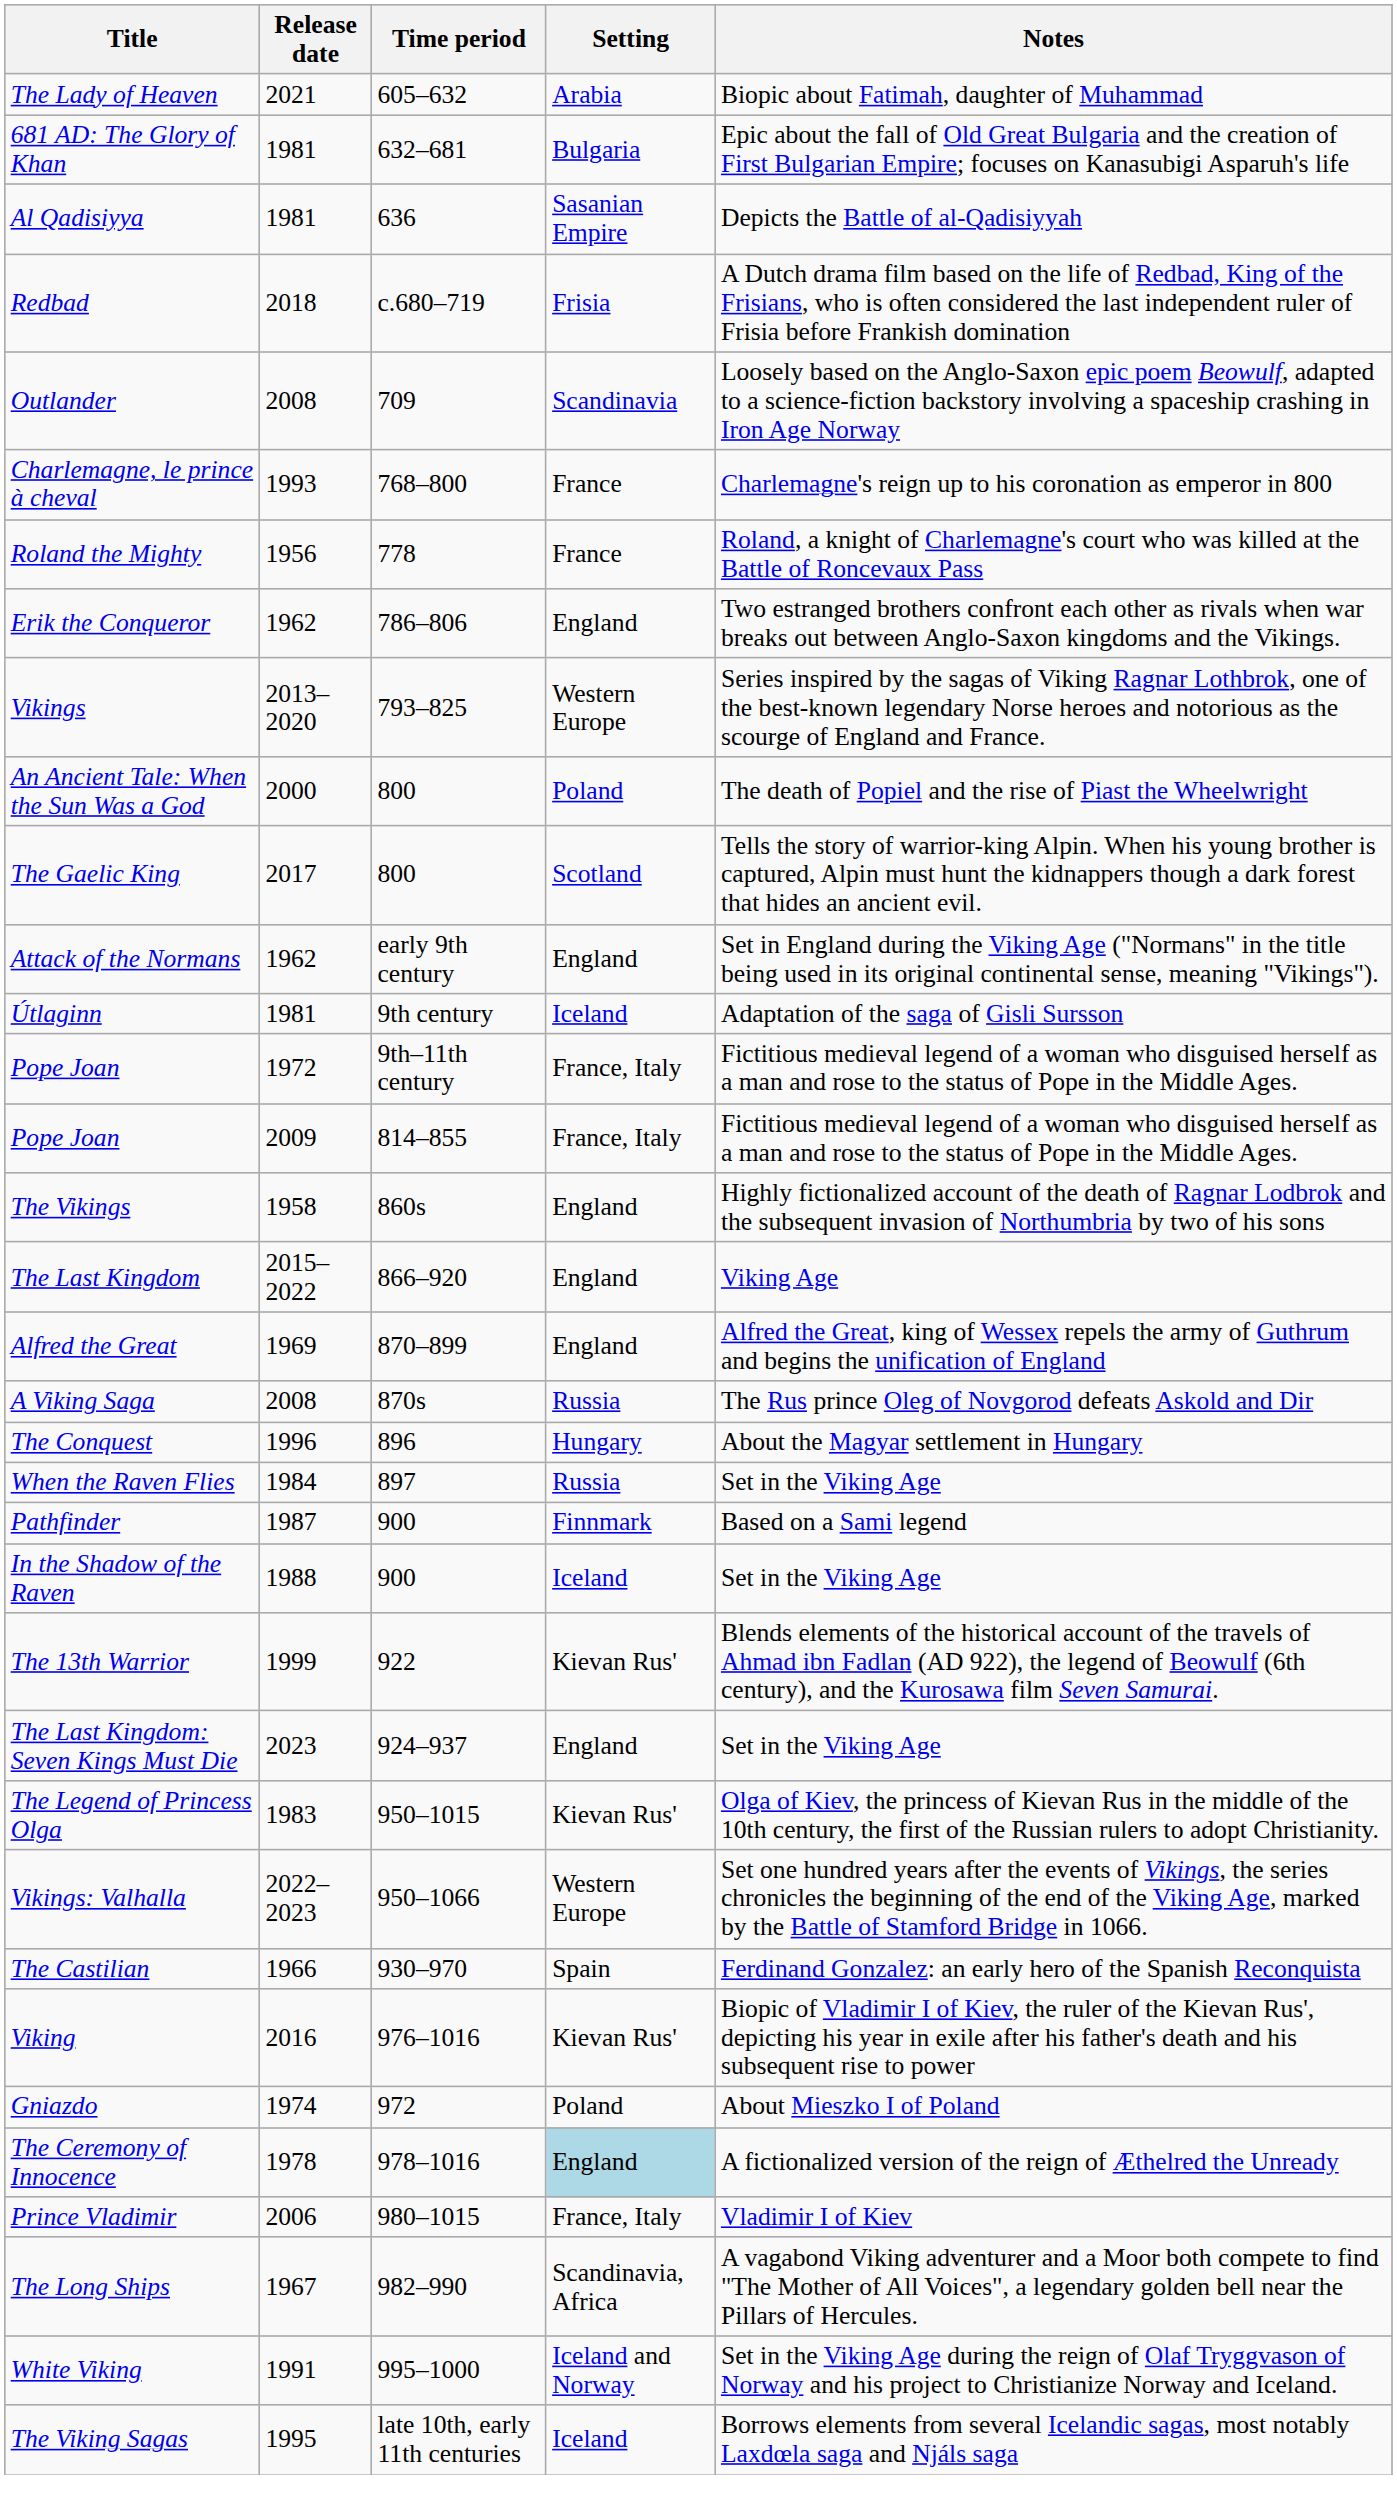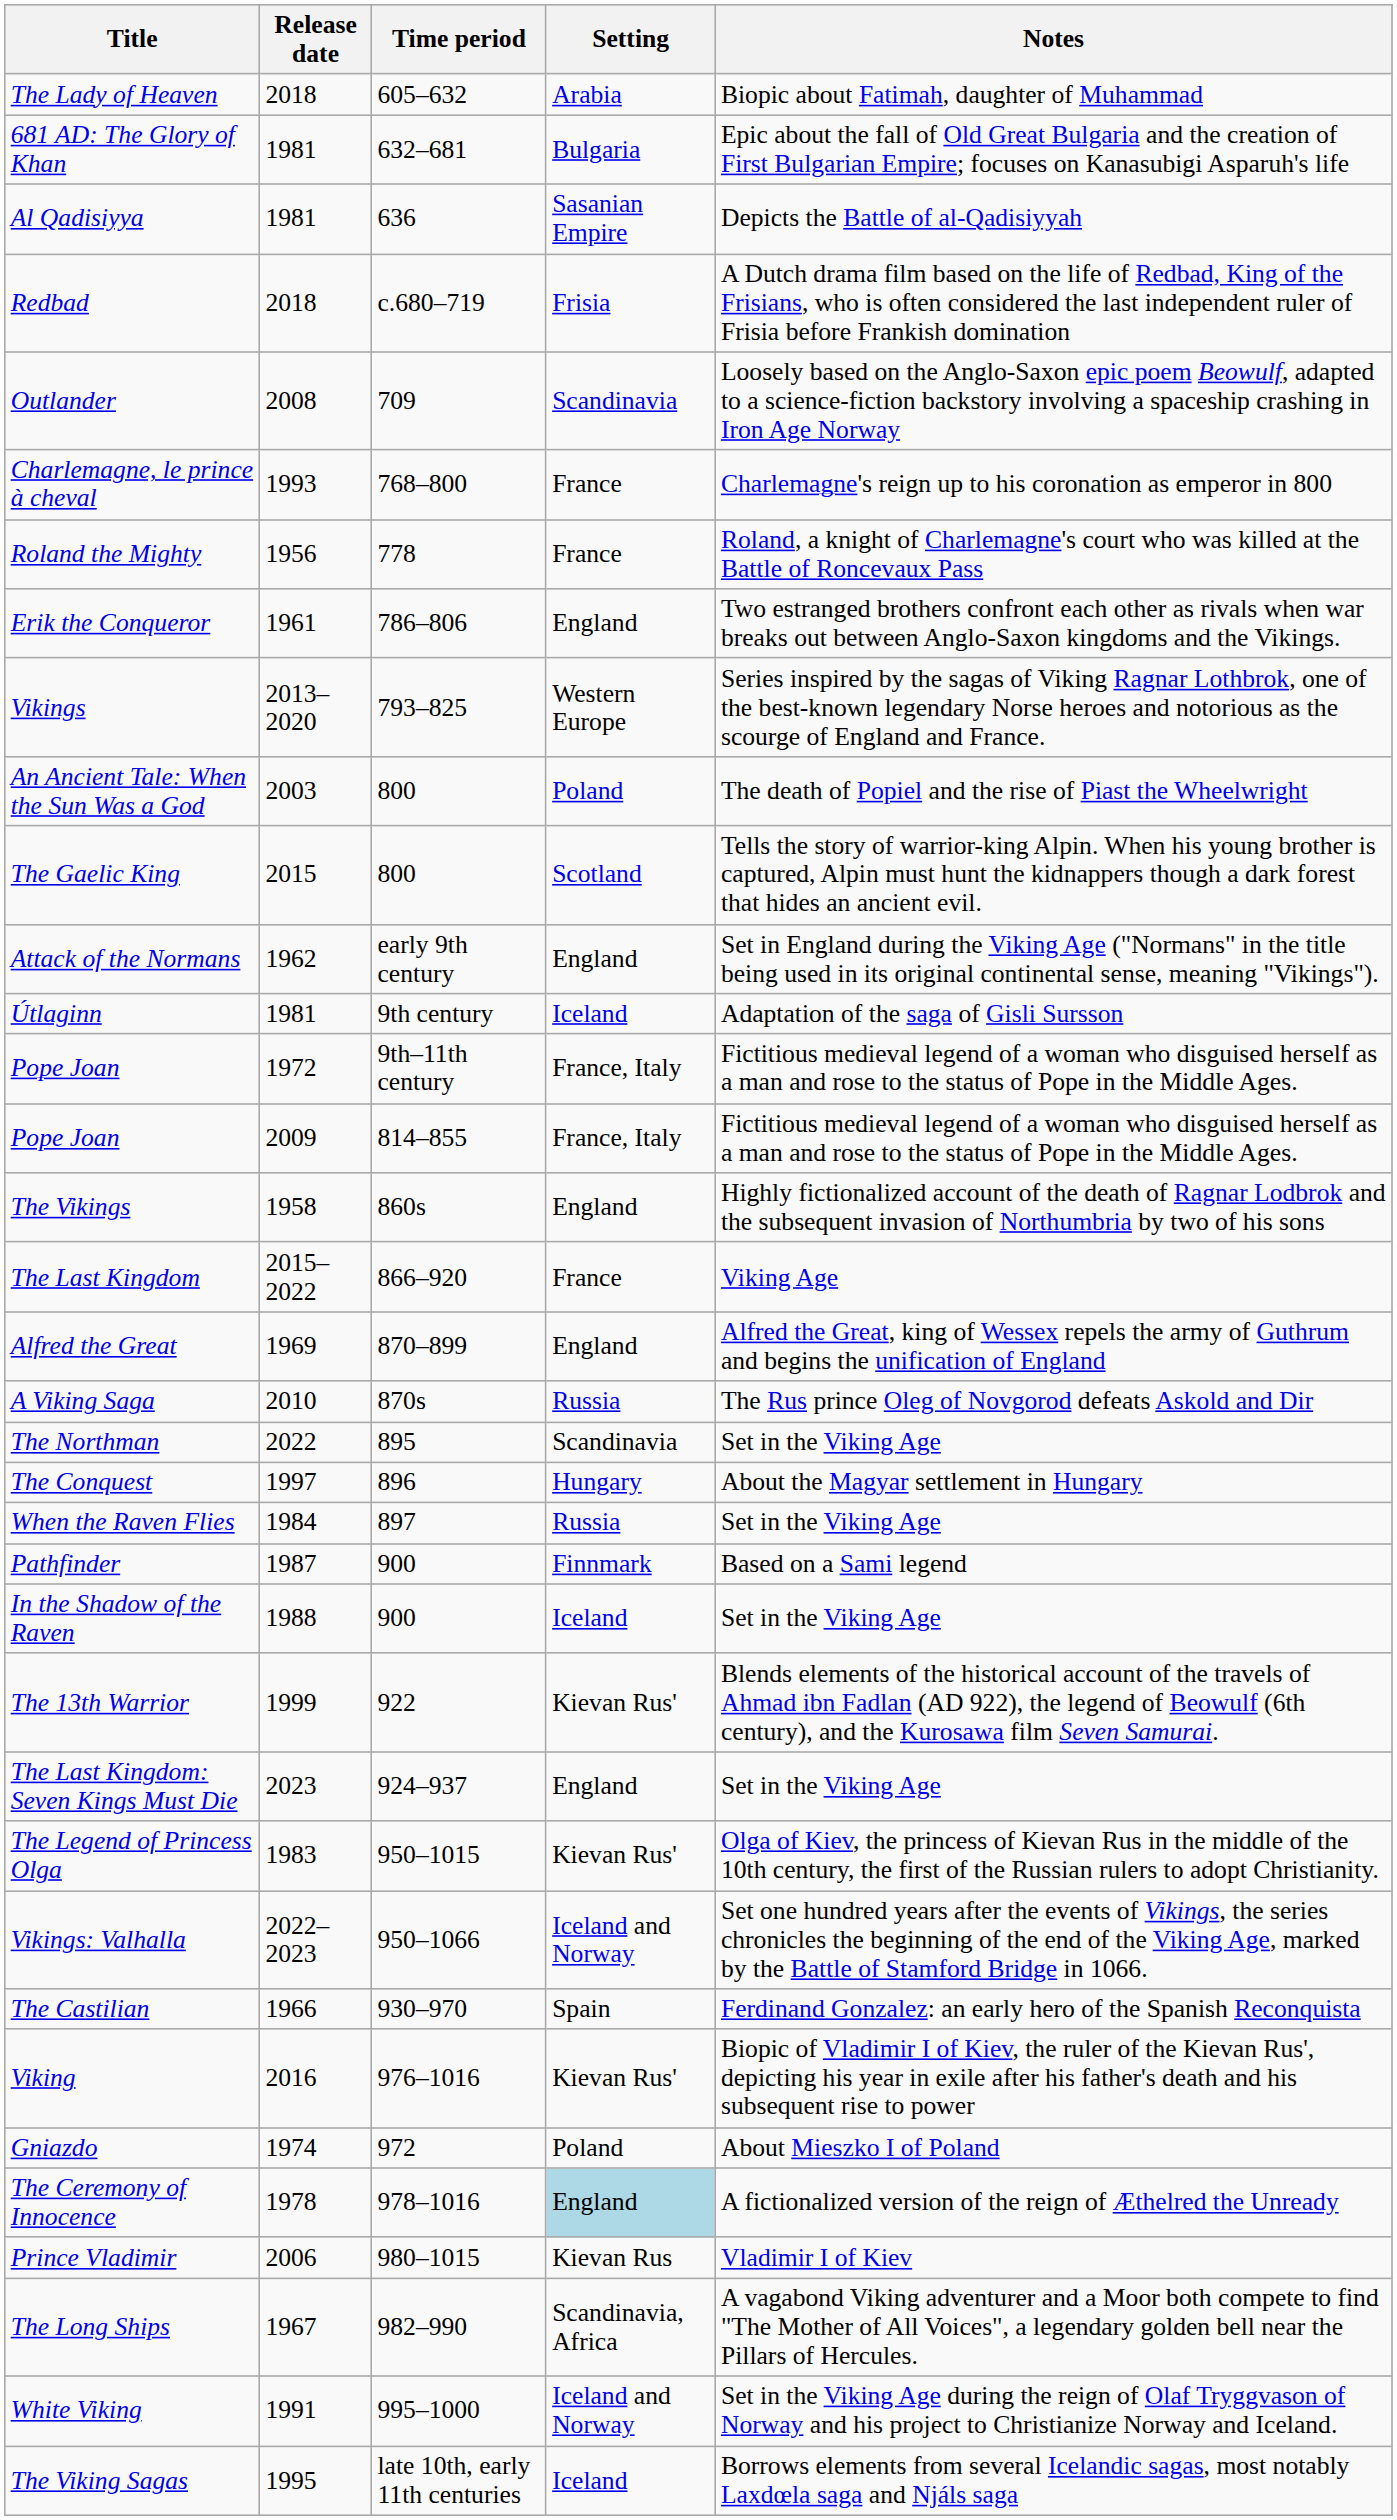(291, 94) 2021 -> (291, 94) 2018
(291, 623) 1962 -> (291, 623) 1961
(291, 790) 2000 -> (291, 790) 2003
(291, 874) 2017 -> (291, 874) 2015
(595, 1276) England -> (587, 1276) France
(291, 1400) 2008 -> (291, 1400) 2010
+ row: (85, 1441)
(291, 1441) 1996 -> (291, 1482) 1997
(594, 1898) Western Europe -> (611, 1939) Iceland and Norway
(617, 2216) France, Italy -> (612, 2257) Kievan Rus
